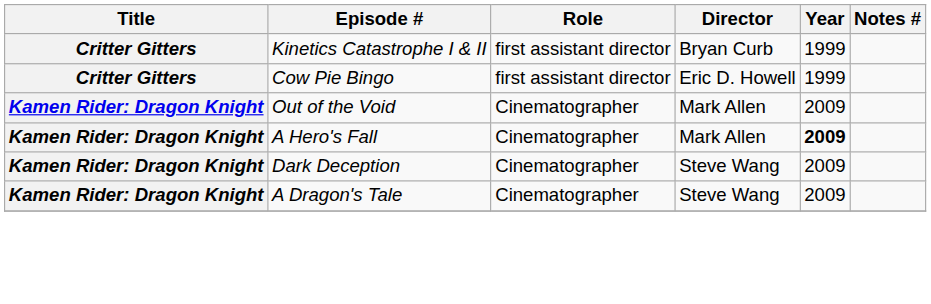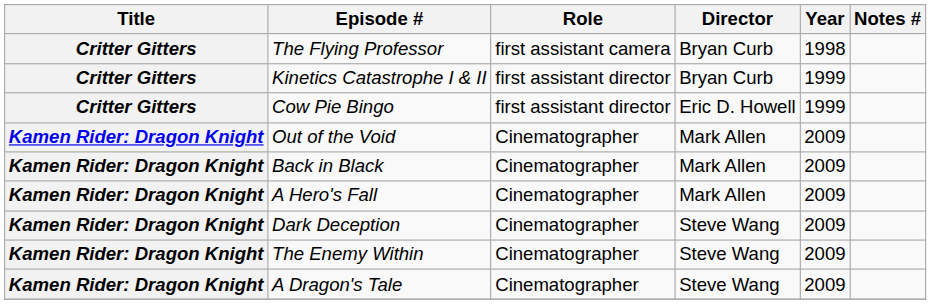+ row: (358, 48)
+ row: (328, 166)
(825, 136) bold -> (825, 195) normal
+ row: (348, 254)
